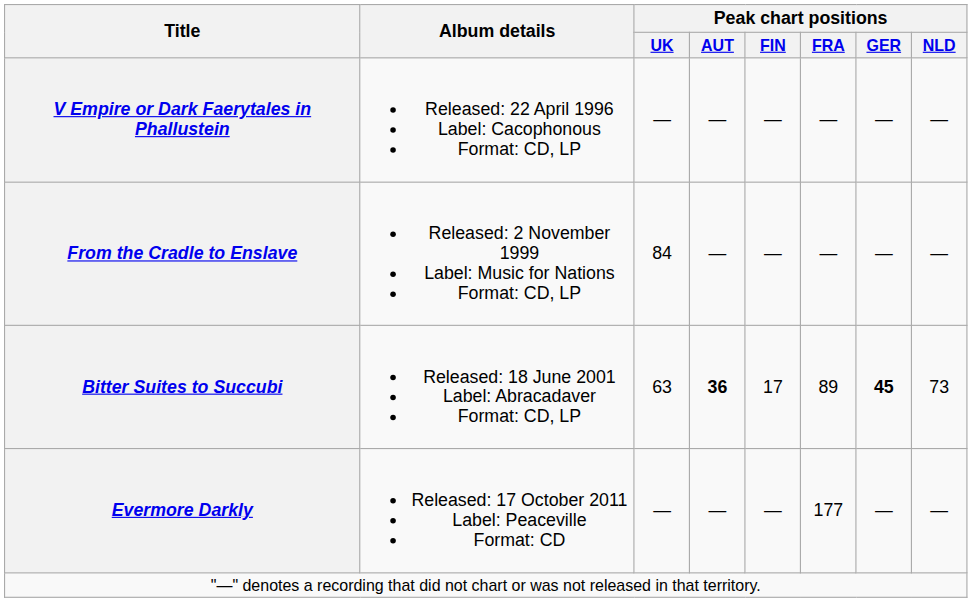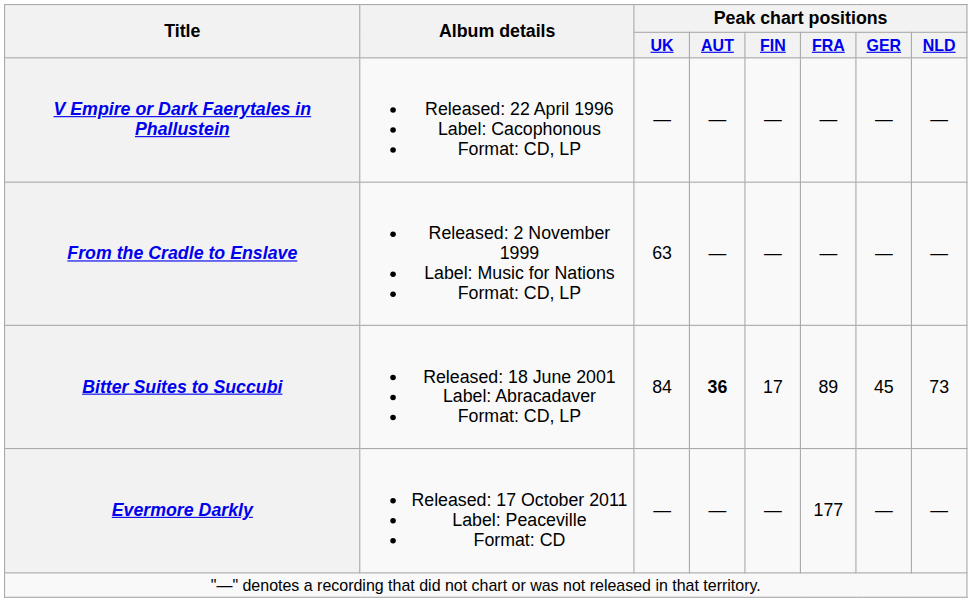(662, 253) 84 -> (662, 253) 63
(662, 386) 63 -> (662, 386) 84
(884, 386) bold -> (884, 386) normal
